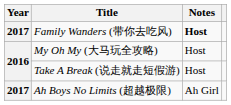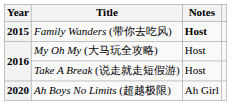(18, 31) 2017 -> (18, 31) 2015
(18, 90) 2017 -> (18, 90) 2020
